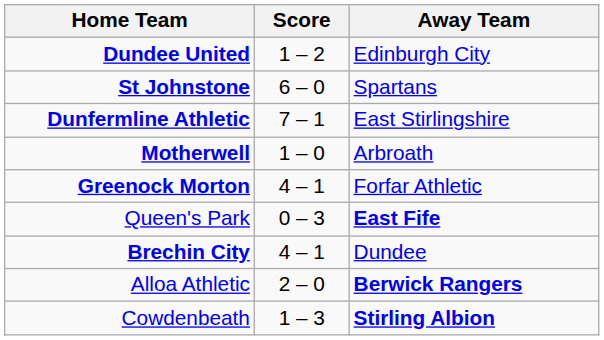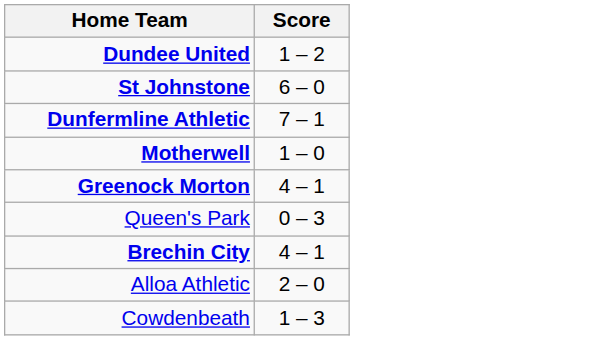- column: (474, 20)
